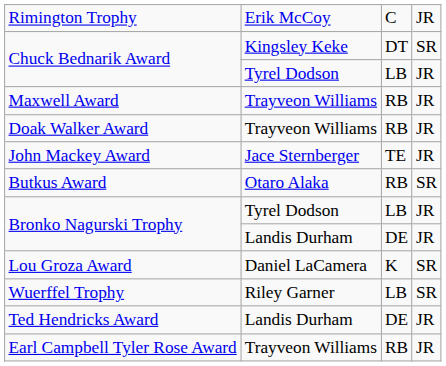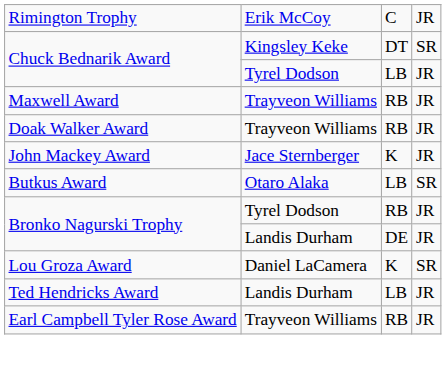(395, 155) TE -> (391, 155) K
(396, 182) RB -> (396, 182) LB
(396, 210) LB -> (396, 210) RB
- row: (66, 292)
(396, 319) DE -> (396, 292) LB
